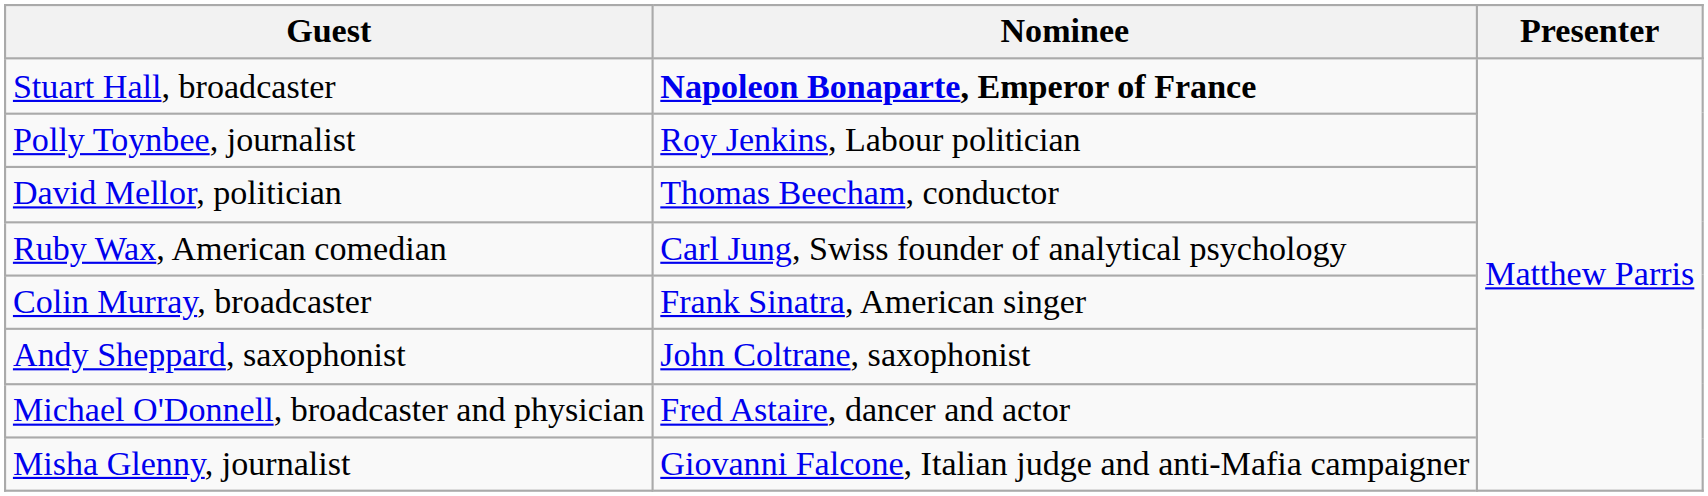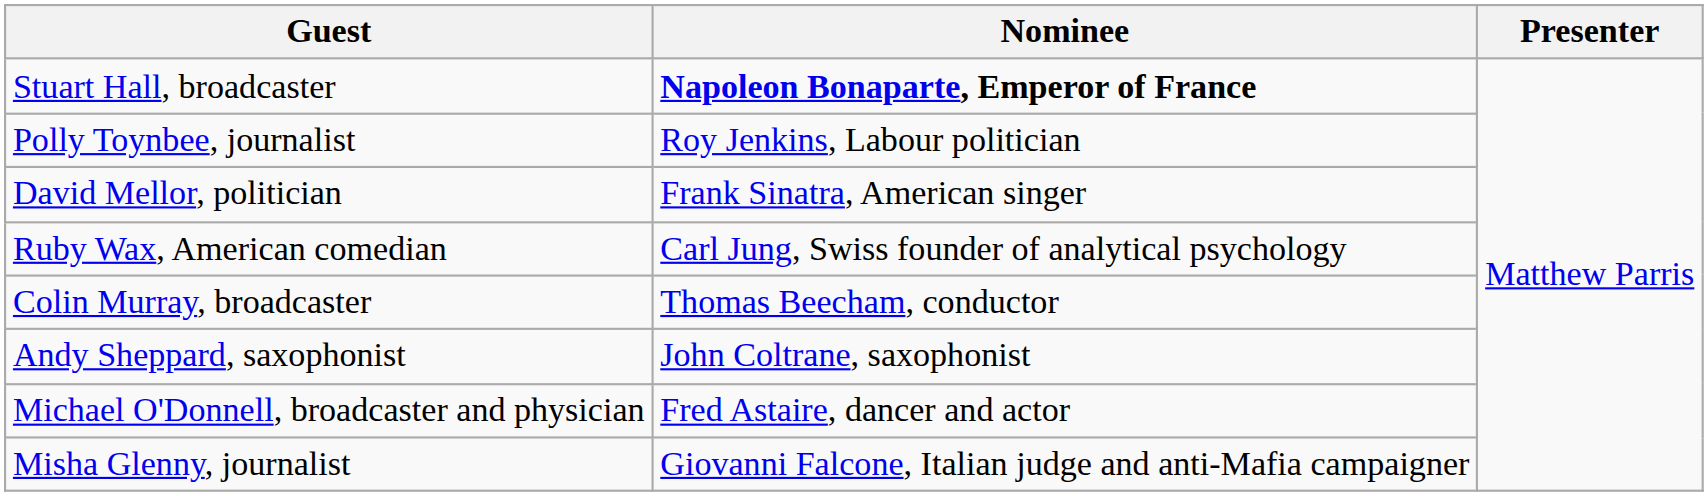(860, 193) Thomas Beecham, conductor -> (873, 193) Frank Sinatra, American singer
(873, 301) Frank Sinatra, American singer -> (860, 301) Thomas Beecham, conductor
